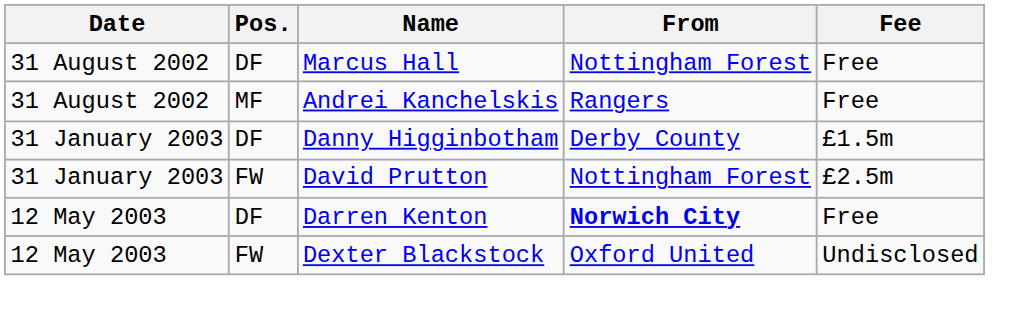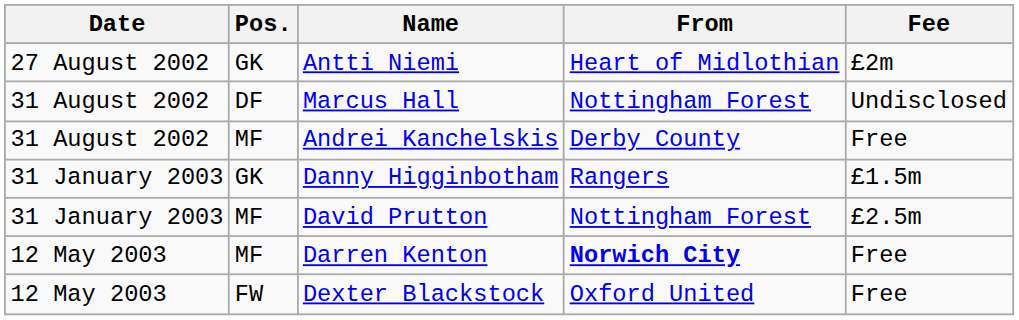+ row: (381, 63)
(851, 63) Free -> (929, 101) Undisclosed
(619, 101) Rangers -> (655, 140) Derby County
(249, 140) DF -> (249, 178) GK
(655, 140) Derby County -> (619, 178) Rangers
(249, 178) FW -> (249, 217) MF
(249, 217) DF -> (249, 256) MF
(900, 256) Undisclosed -> (879, 294) Free
